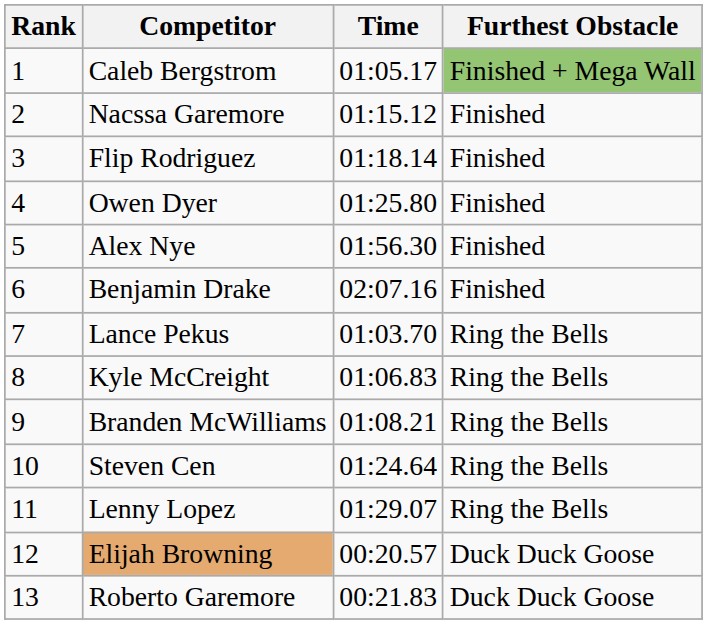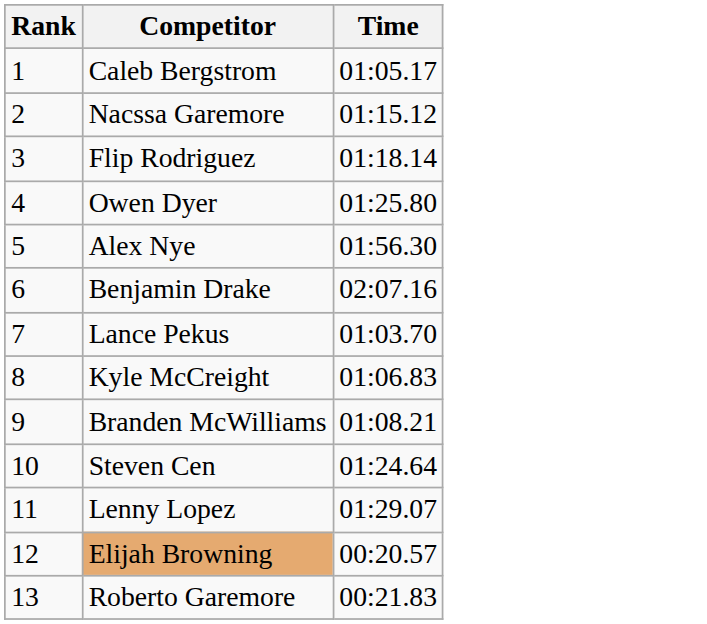- column: (573, 26)
